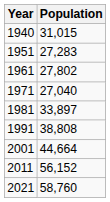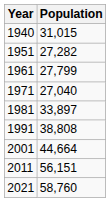(58, 52) 27,283 -> (58, 52) 27,282
(58, 71) 27,802 -> (58, 71) 27,799
(58, 168) 56,152 -> (58, 168) 56,151
